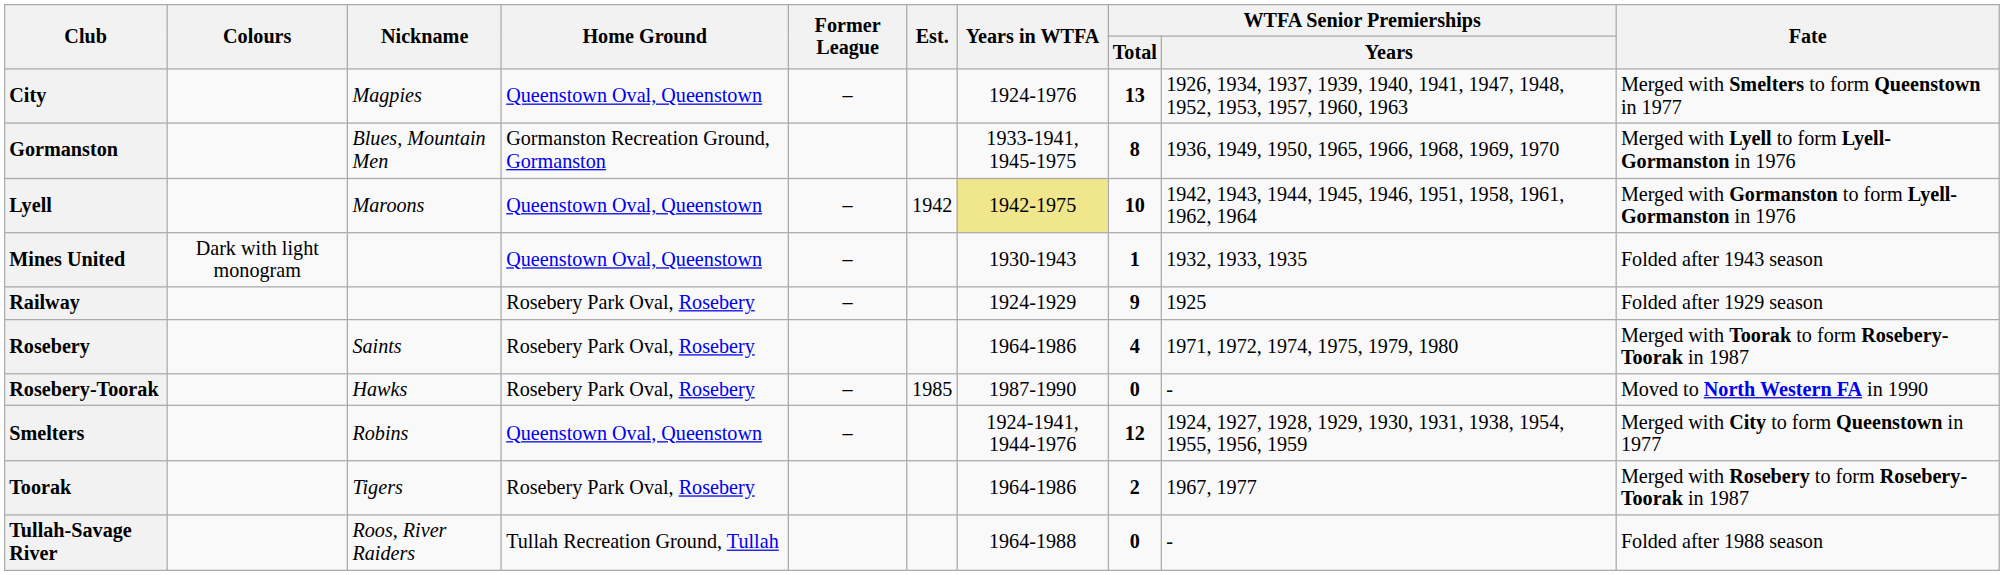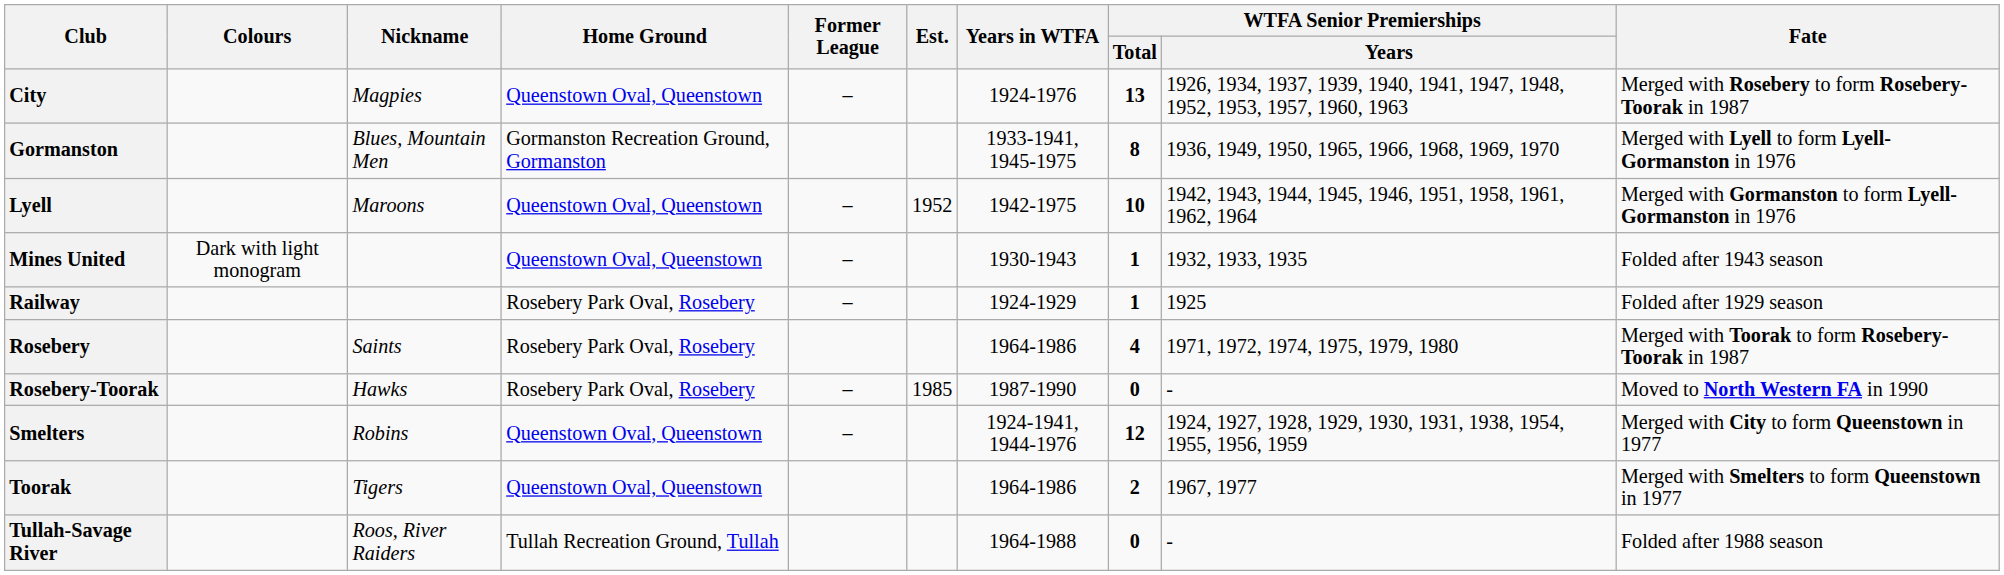(1801, 95) Merged with Smelters to form Queenstown in 1977 -> (1794, 95) Merged with Rosebery to form Rosebery-Toorak in 1987
(932, 205) 1942 -> (932, 205) 1952
(1033, 205) khaki background -> (1033, 205) no background
(1135, 303) 9 -> (1135, 303) 1
(630, 487) Rosebery Park Oval, Rosebery -> (634, 487) Queenstown Oval, Queenstown
(1794, 487) Merged with Rosebery to form Rosebery-Toorak in 1987 -> (1801, 487) Merged with Smelters to form Queenstown in 1977
